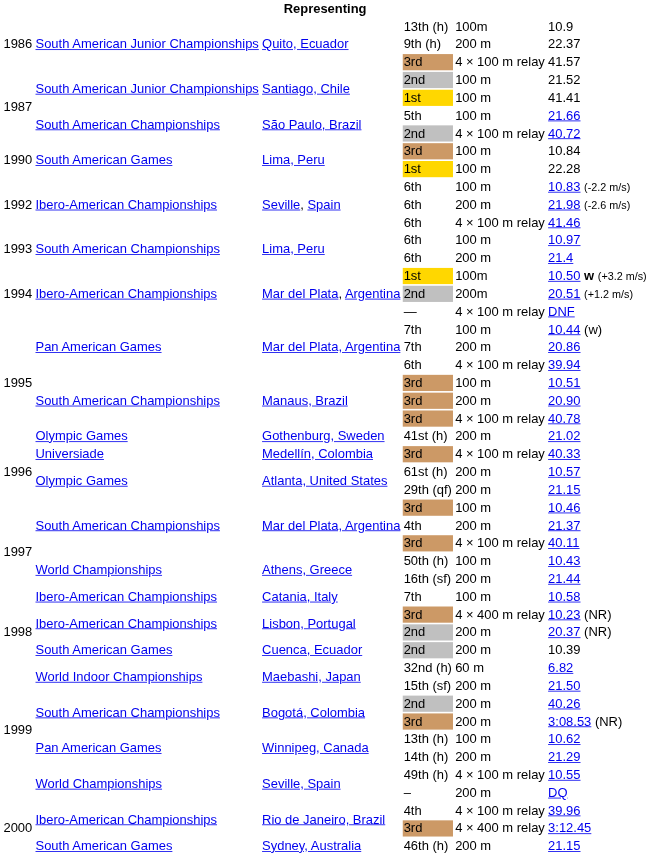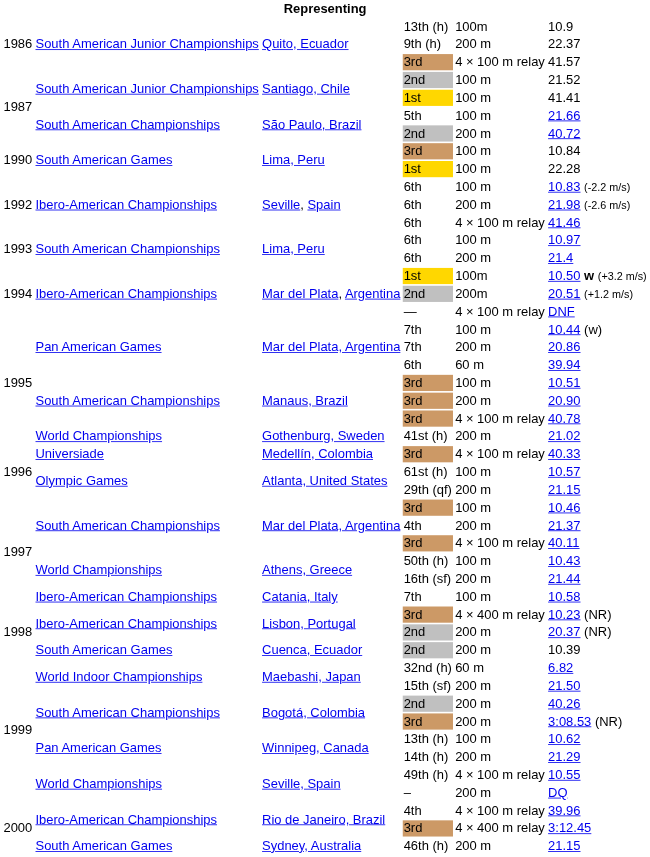(500, 133) 4 × 100 m relay -> (473, 133) 200 m
(500, 365) 4 × 100 m relay -> (470, 365) 60 m
(82, 436) Olympic Games -> (99, 436) World Championships
(473, 472) 200 m -> (473, 472) 100 m
